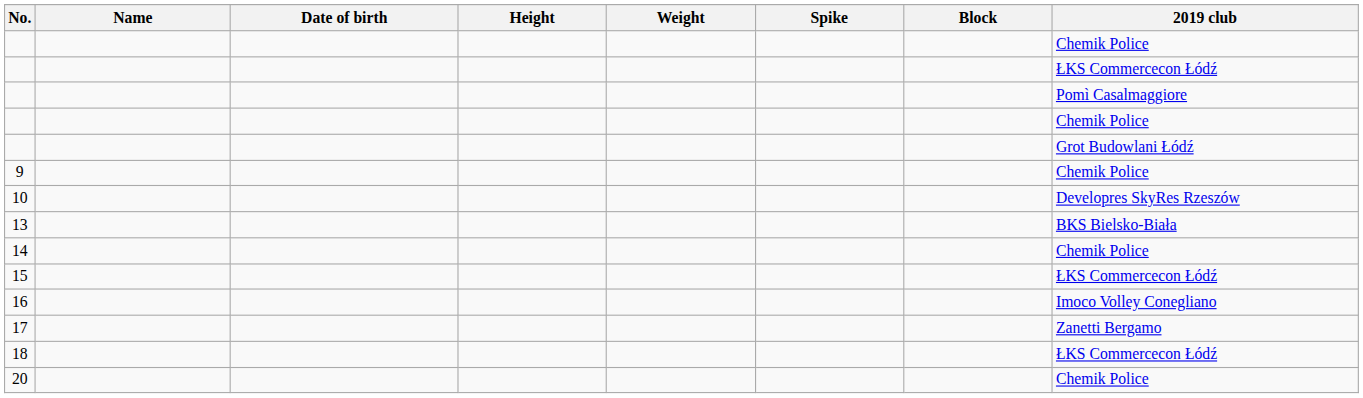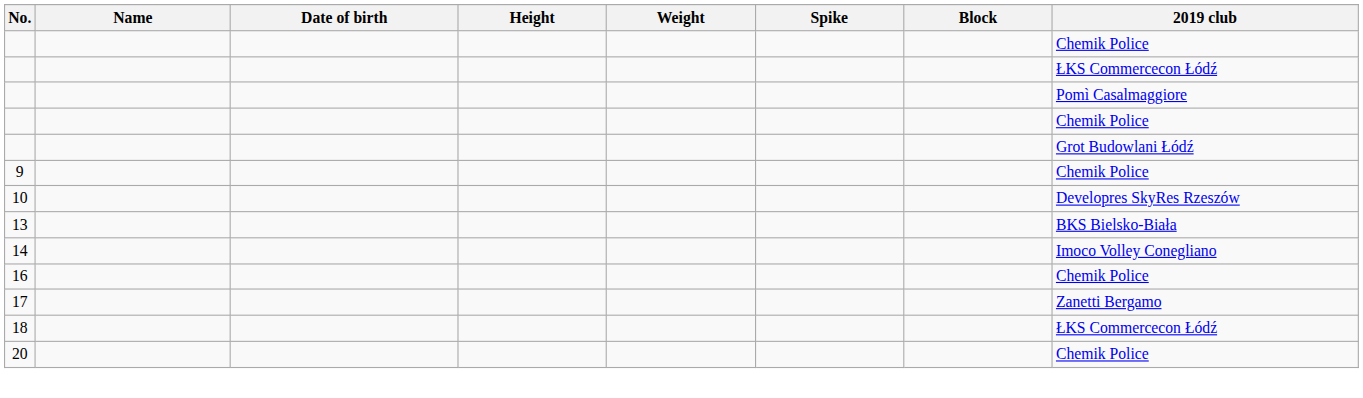(1102, 250) Chemik Police -> (1136, 250) Imoco Volley Conegliano
- row: (20, 276)
(1136, 302) Imoco Volley Conegliano -> (1102, 276) Chemik Police
